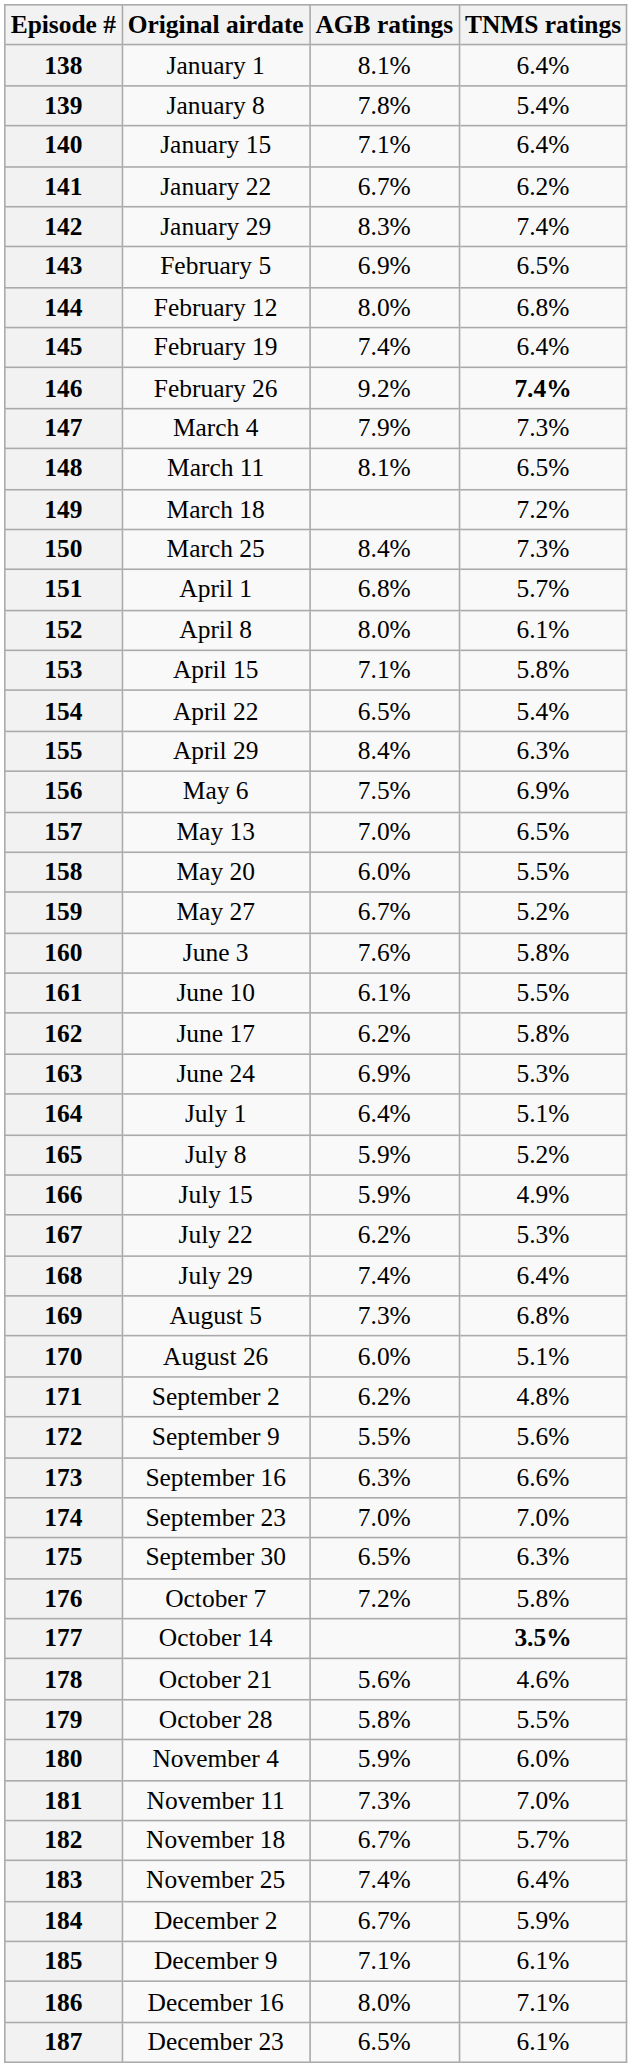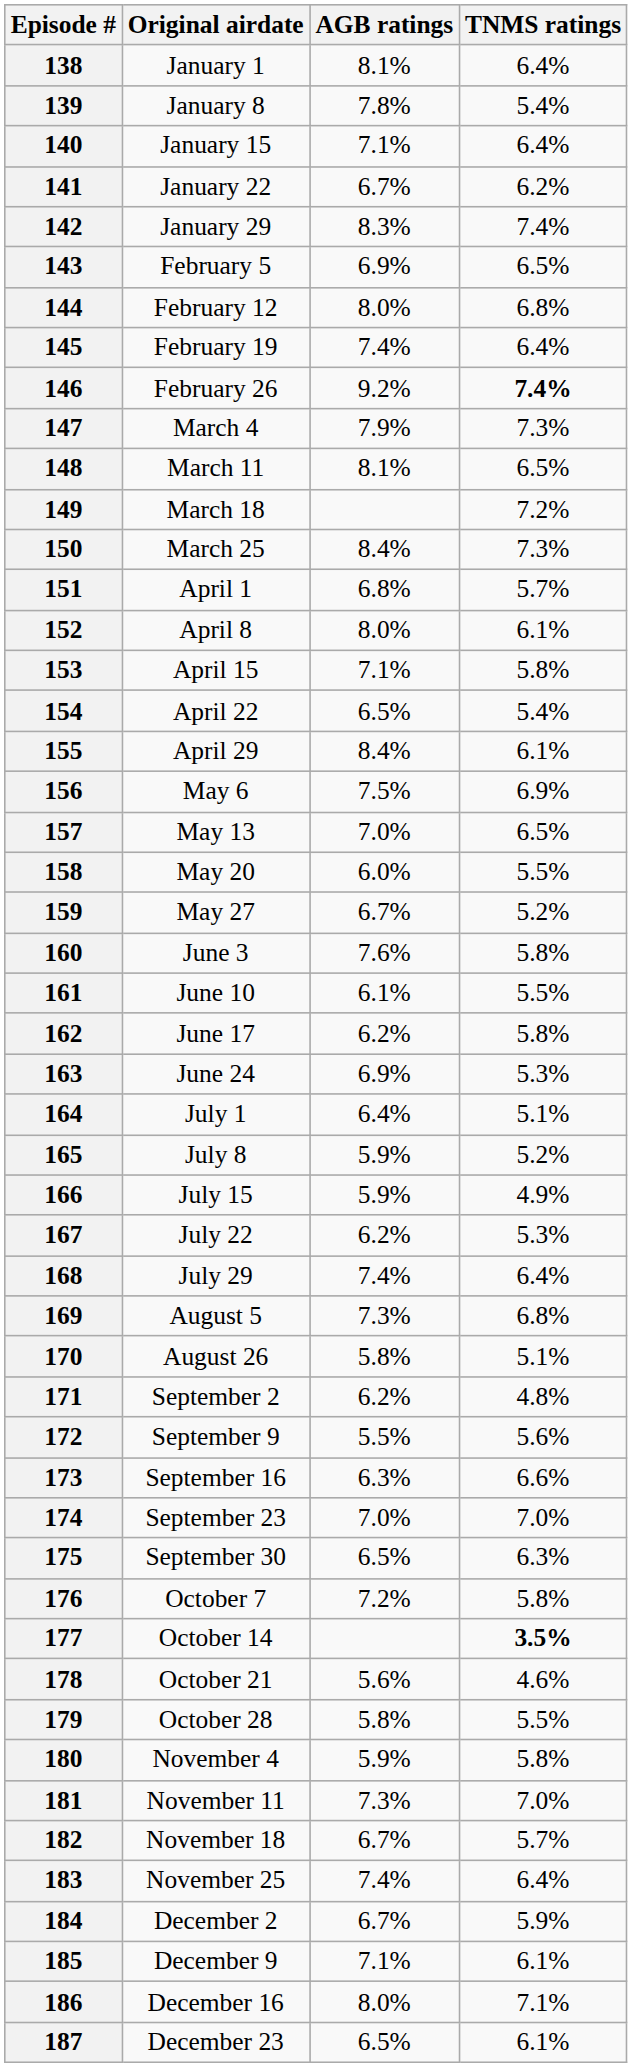(543, 750) 6.3% -> (543, 750) 6.1%
(384, 1356) 6.0% -> (384, 1356) 5.8%
(543, 1759) 6.0% -> (543, 1759) 5.8%
